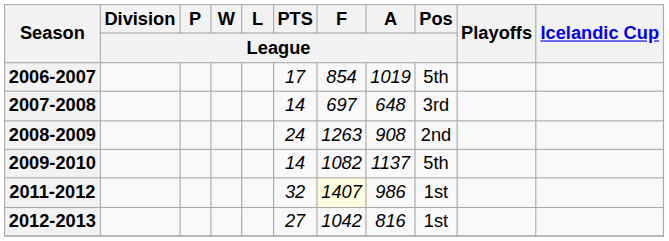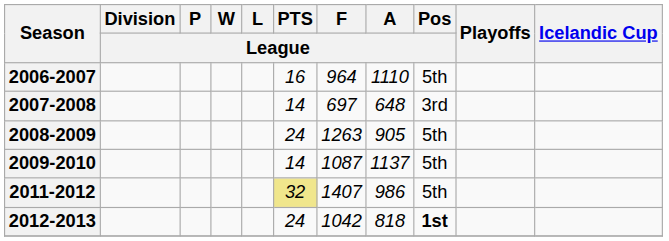(295, 76) 17 -> (295, 76) 16
(342, 76) 854 -> (342, 76) 964
(391, 76) 1019 -> (390, 76) 1110
(391, 134) 908 -> (390, 134) 905
(436, 134) 2nd -> (435, 134) 5th
(342, 163) 1082 -> (342, 163) 1087
(295, 192) no background -> (295, 192) khaki background
(342, 192) lightyellow background -> (342, 192) no background
(436, 192) 1st -> (435, 192) 5th
(295, 221) 27 -> (295, 221) 24
(391, 221) 816 -> (390, 221) 818
(436, 221) normal -> (435, 221) bold
